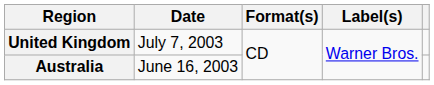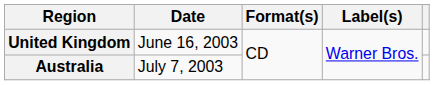(180, 42) July 7, 2003 -> (188, 42) June 16, 2003
(188, 67) June 16, 2003 -> (180, 67) July 7, 2003
